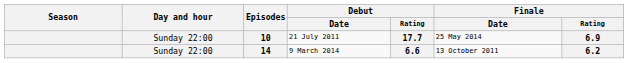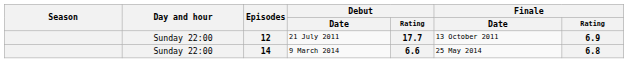(266, 38) 10 -> (266, 38) 12
(459, 37) 25 May 2014 -> (467, 37) 13 October 2011
(467, 51) 13 October 2011 -> (459, 51) 25 May 2014
(593, 51) 6.2 -> (593, 51) 6.8
